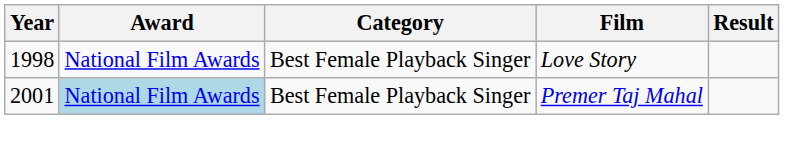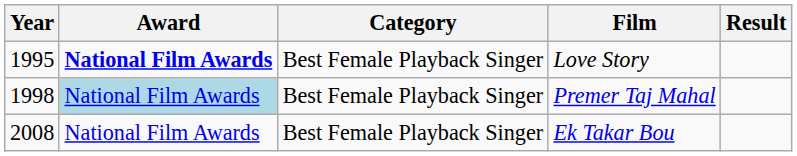(32, 59) 1998 -> (32, 59) 1995
(162, 59) normal -> (168, 59) bold
(32, 96) 2001 -> (32, 96) 1998
+ row: (614, 132)
